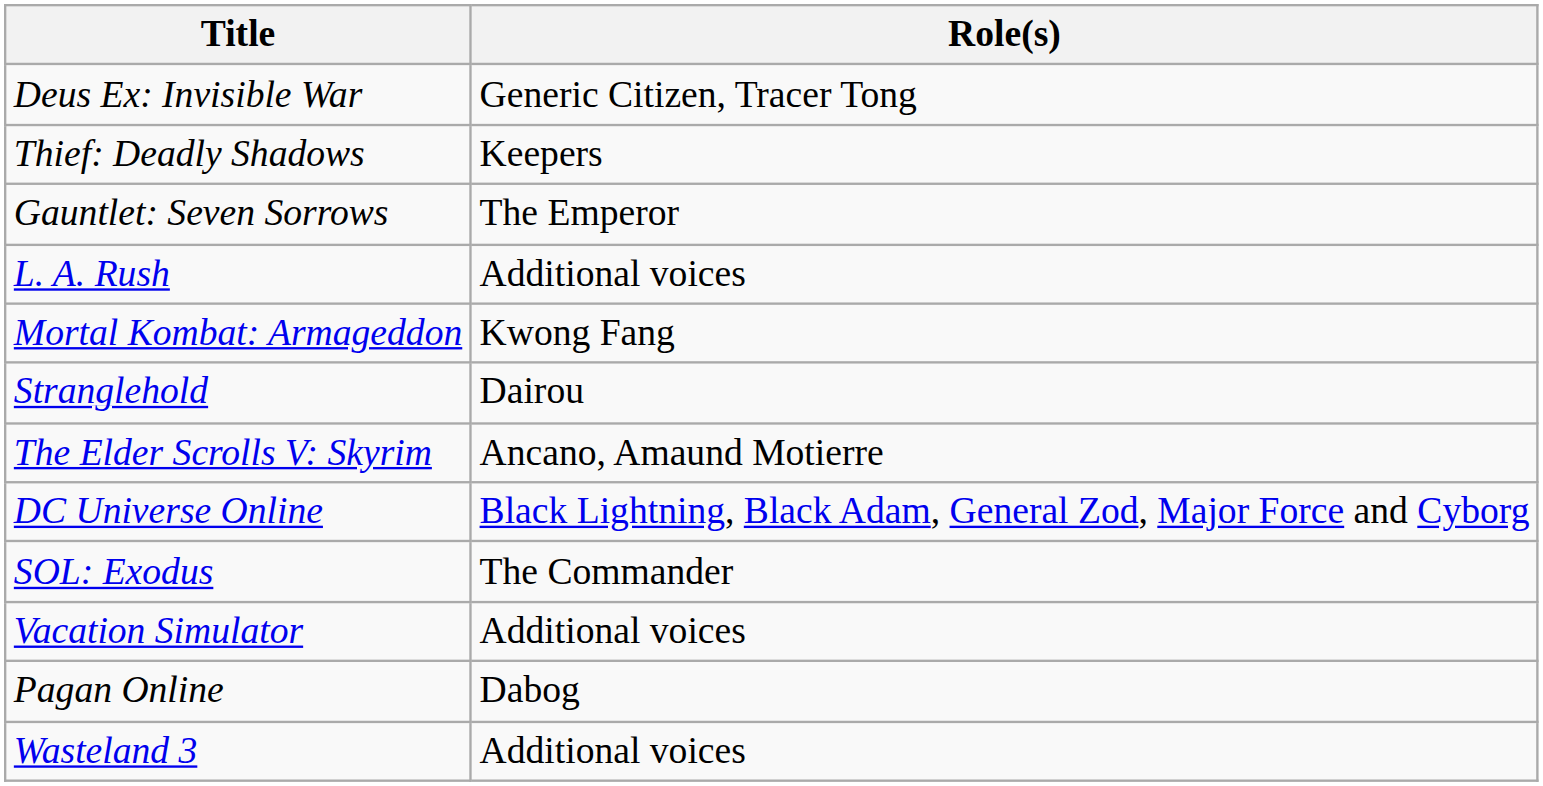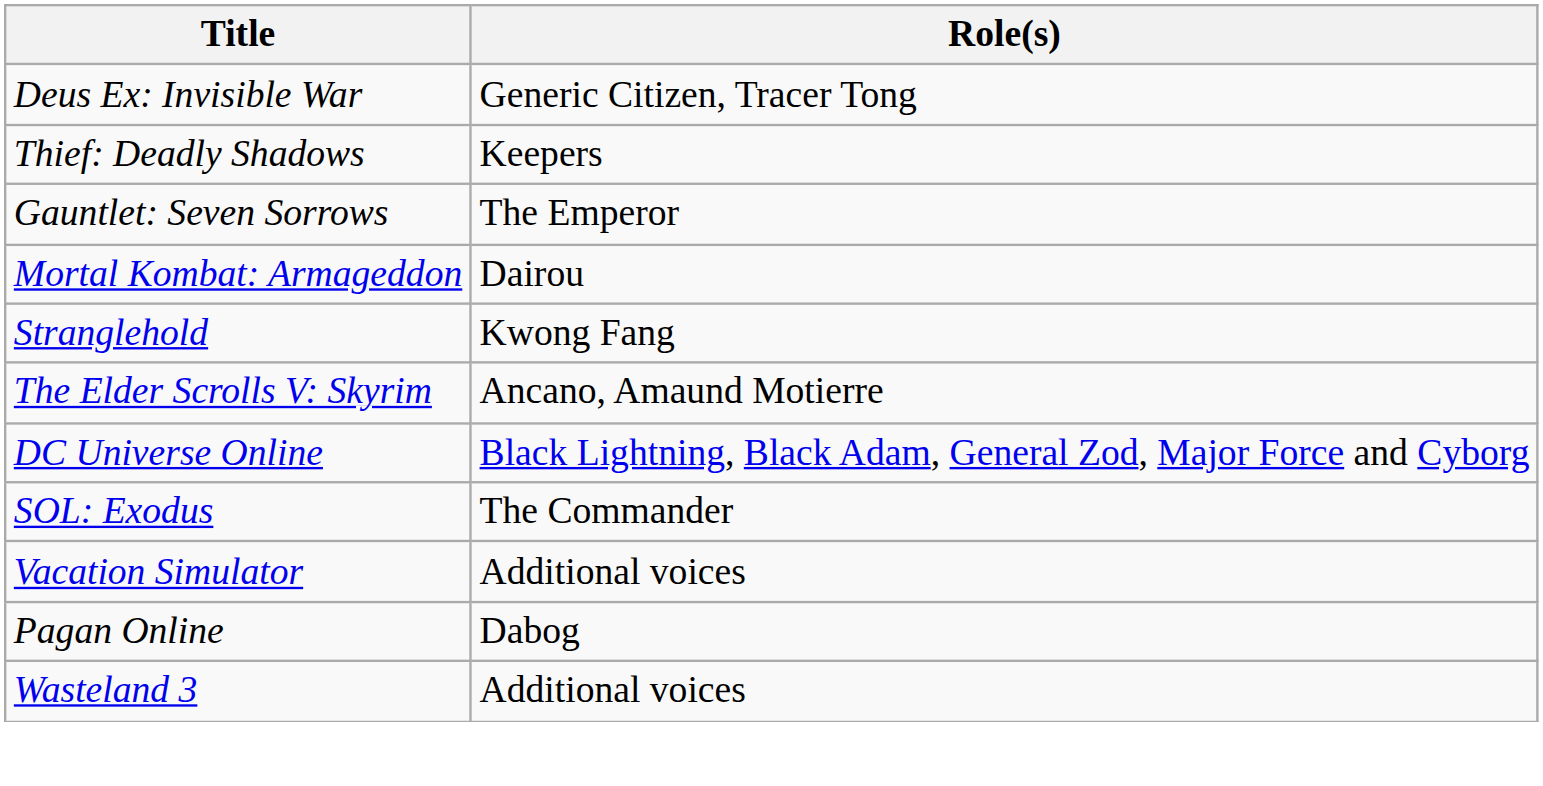- row: (92, 272)
(577, 332) Kwong Fang -> (532, 272) Dairou
(532, 392) Dairou -> (577, 332) Kwong Fang
